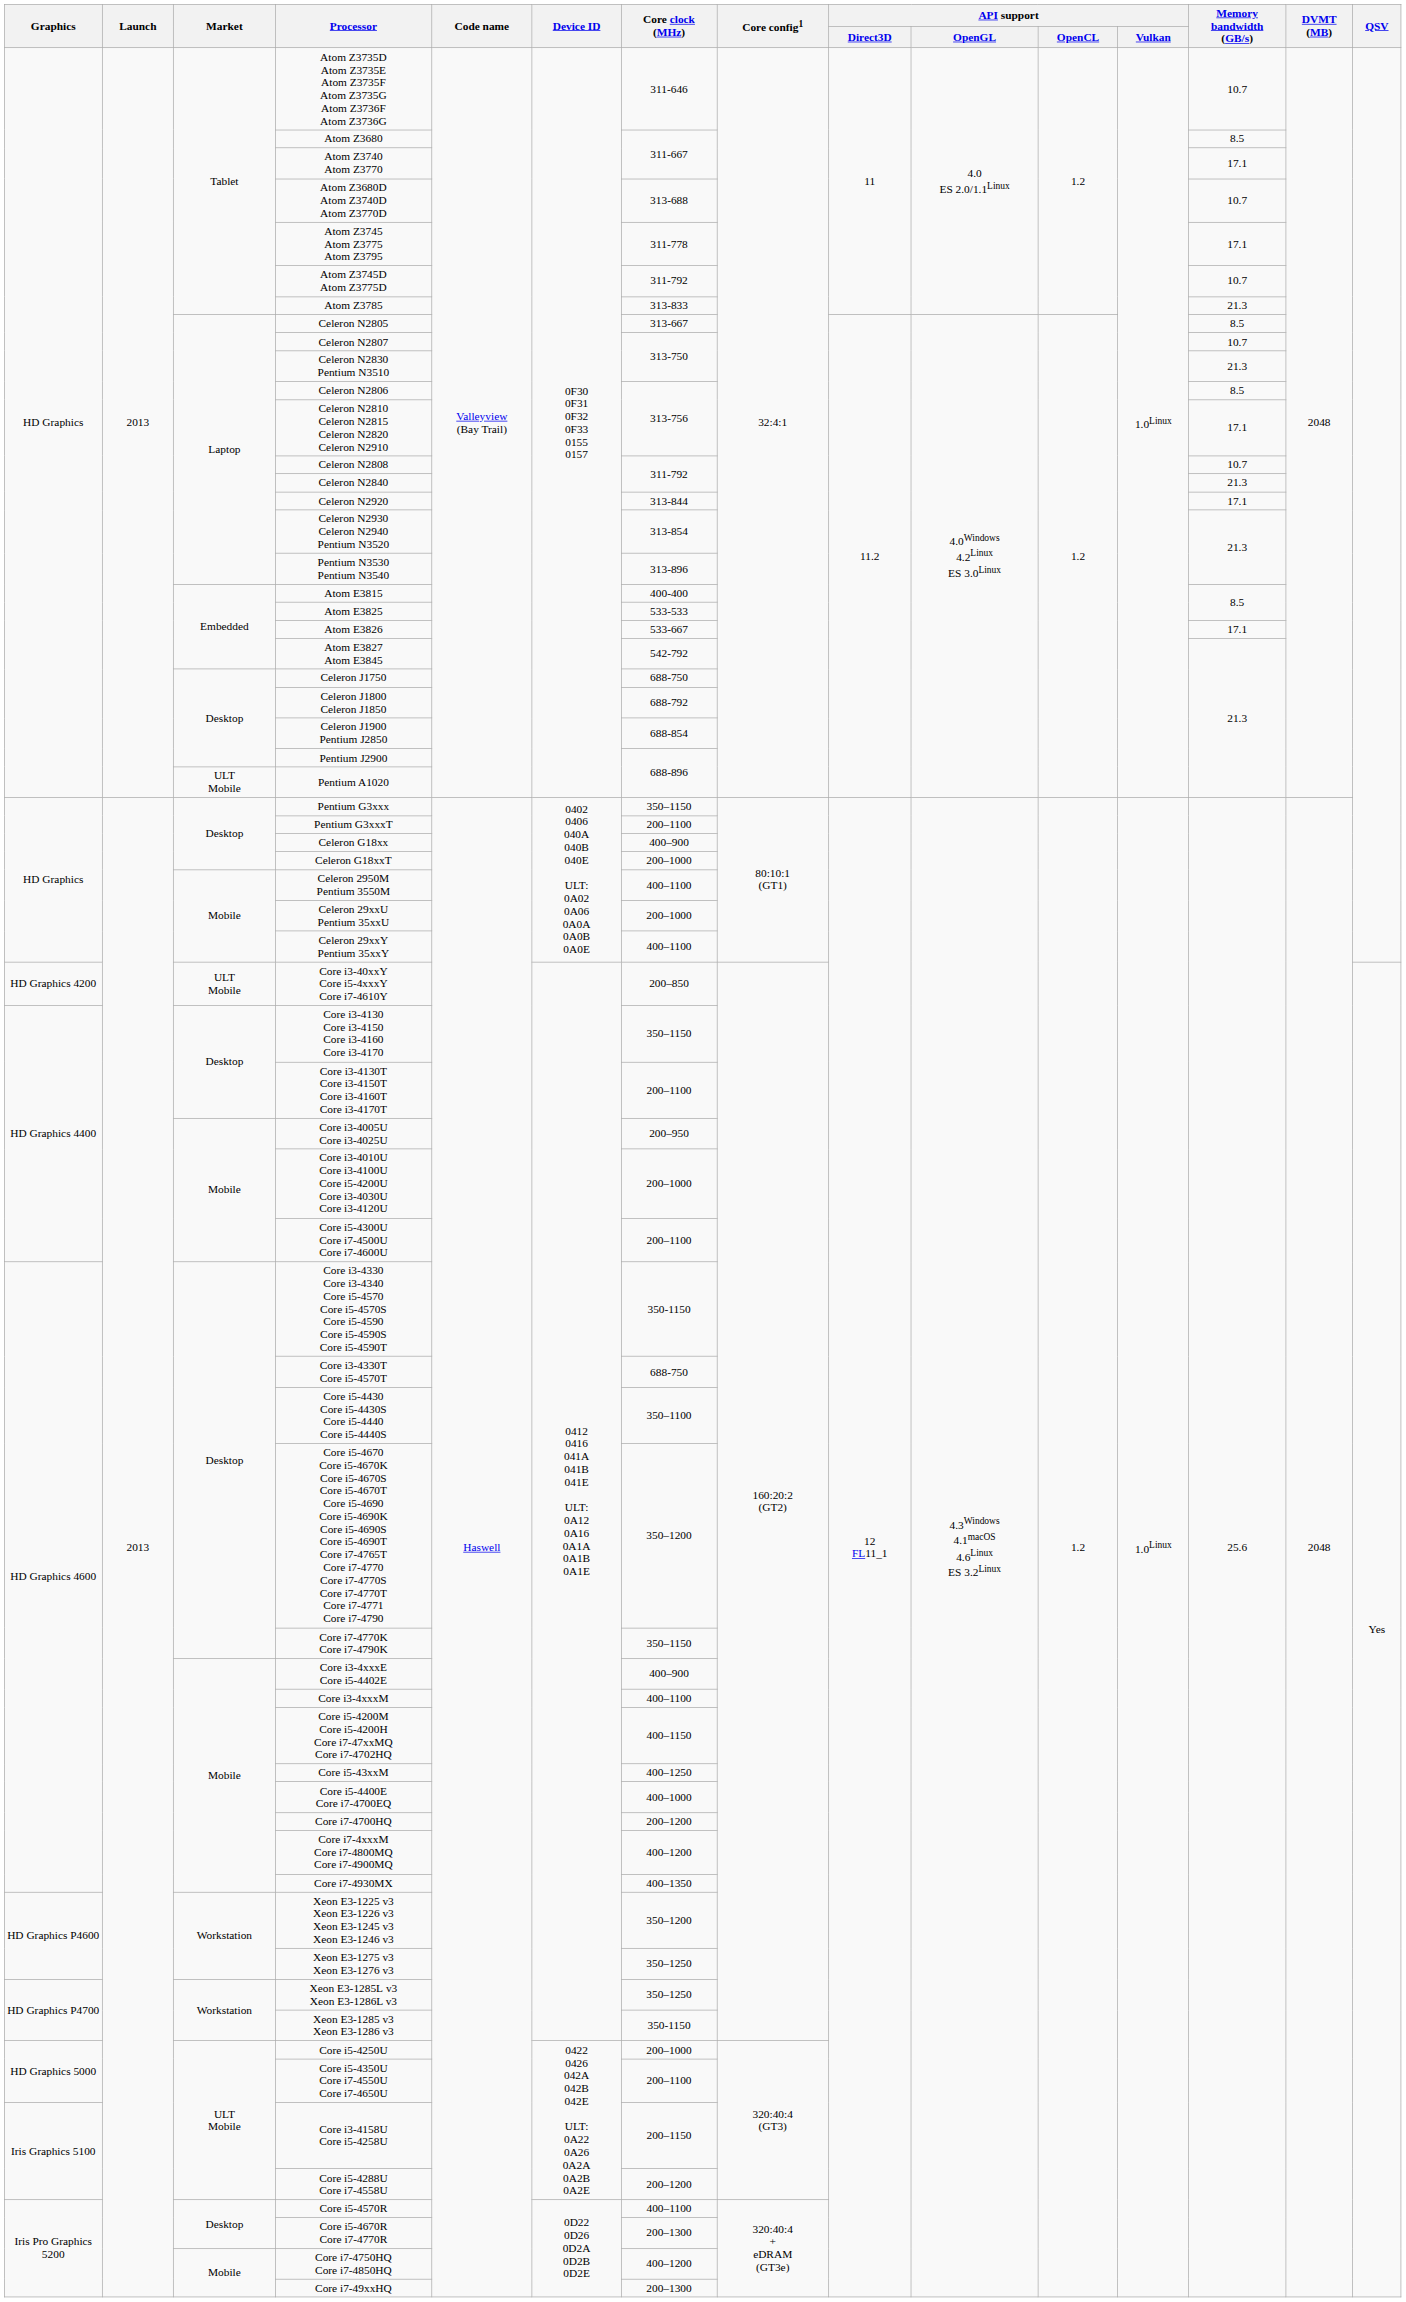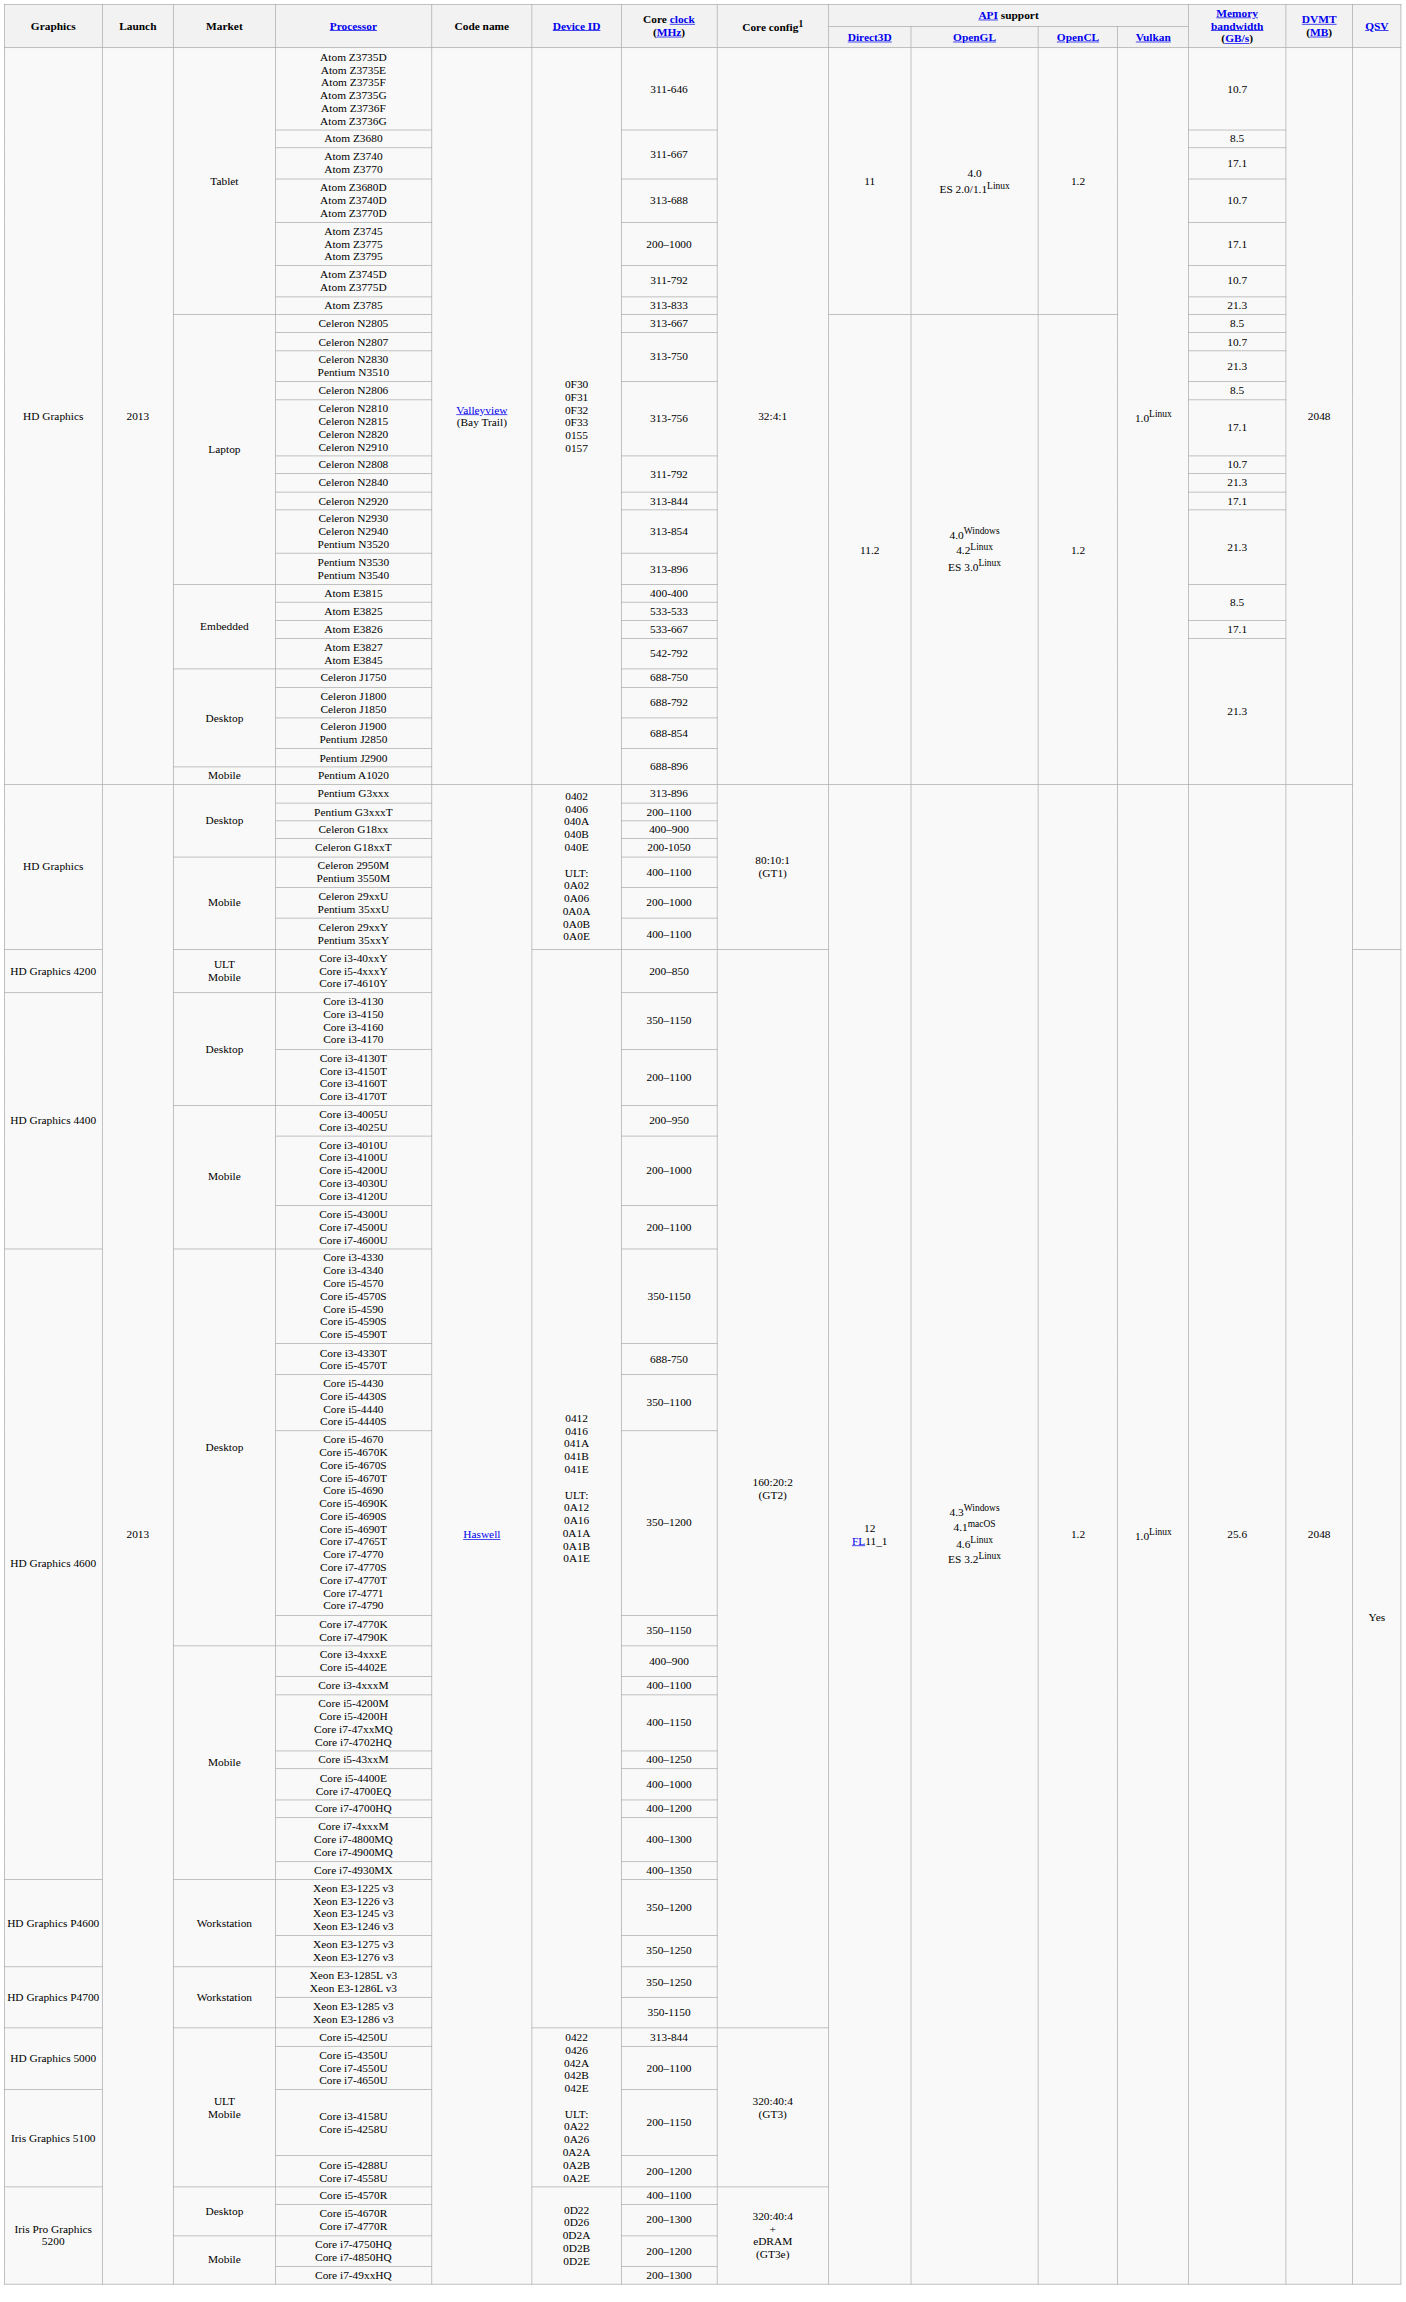(669, 244) 311-778 -> (669, 244) 200–1000
(224, 782) ULT Mobile -> (224, 775) Mobile
(669, 806) 350–1150 -> (669, 793) 313-896
(669, 860) 200–1000 -> (669, 847) 200-1050
(669, 1821) 200–1200 -> (669, 1808) 400–1200
(669, 1852) 400–1200 -> (669, 1839) 400–1300
(669, 2050) 200–1000 -> (669, 2037) 313-844
(669, 2263) 400–1200 -> (669, 2251) 200–1200
